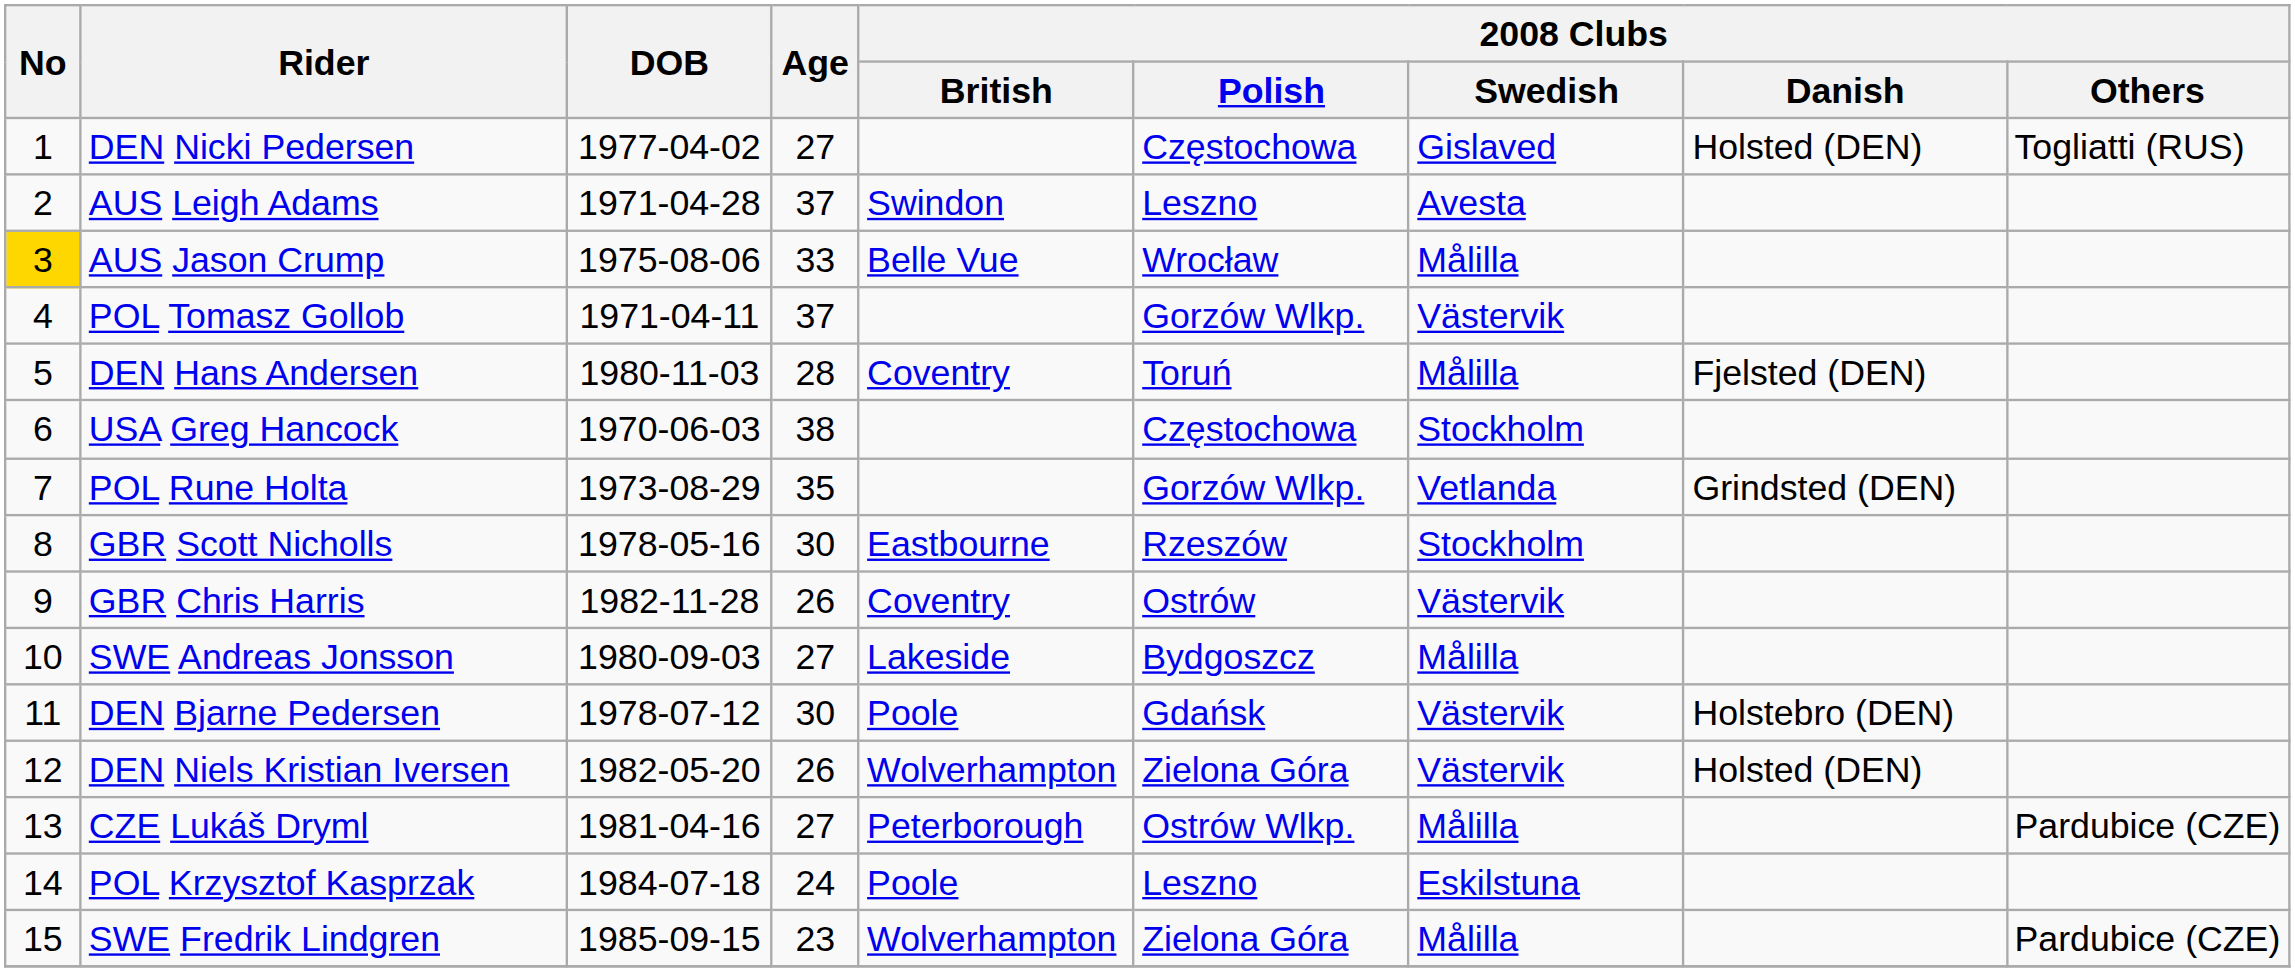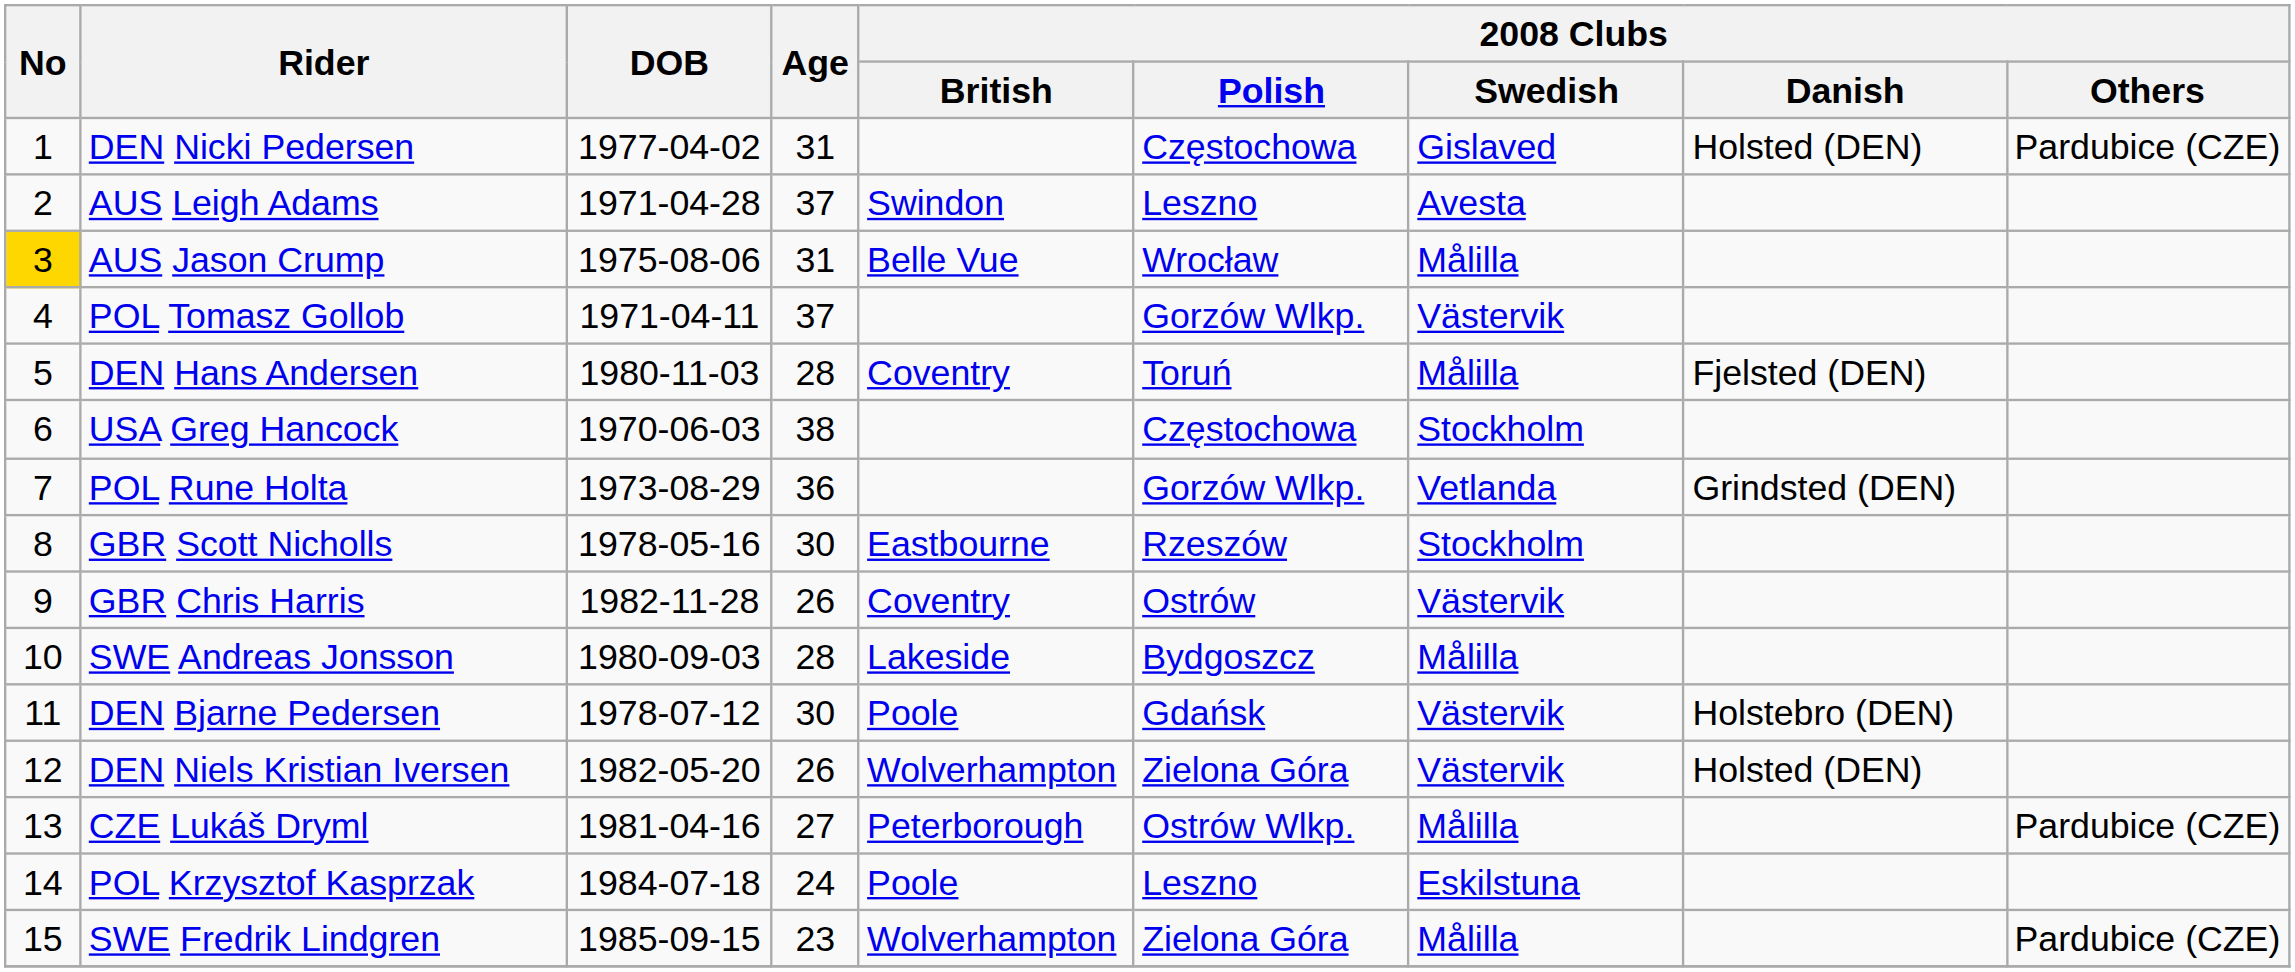(815, 147) 27 -> (815, 147) 31
(2130, 147) Togliatti (RUS) -> (2147, 147) Pardubice (CZE)
(815, 260) 33 -> (815, 260) 31
(815, 486) 35 -> (815, 486) 36
(815, 656) 27 -> (815, 656) 28
